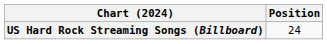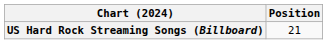(294, 30) 24 -> (294, 30) 21
